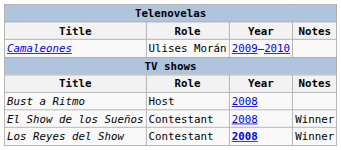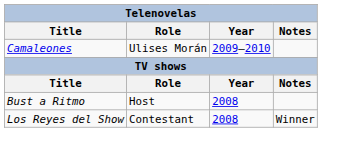- row: (75, 119)
(245, 136) bold -> (225, 119) normal
